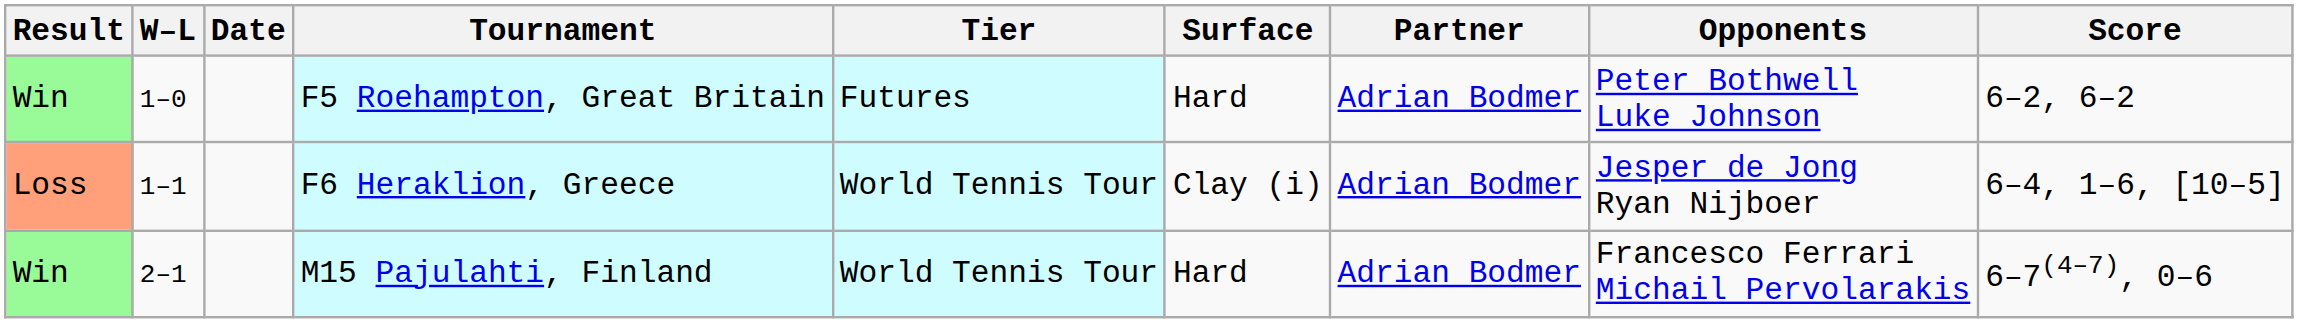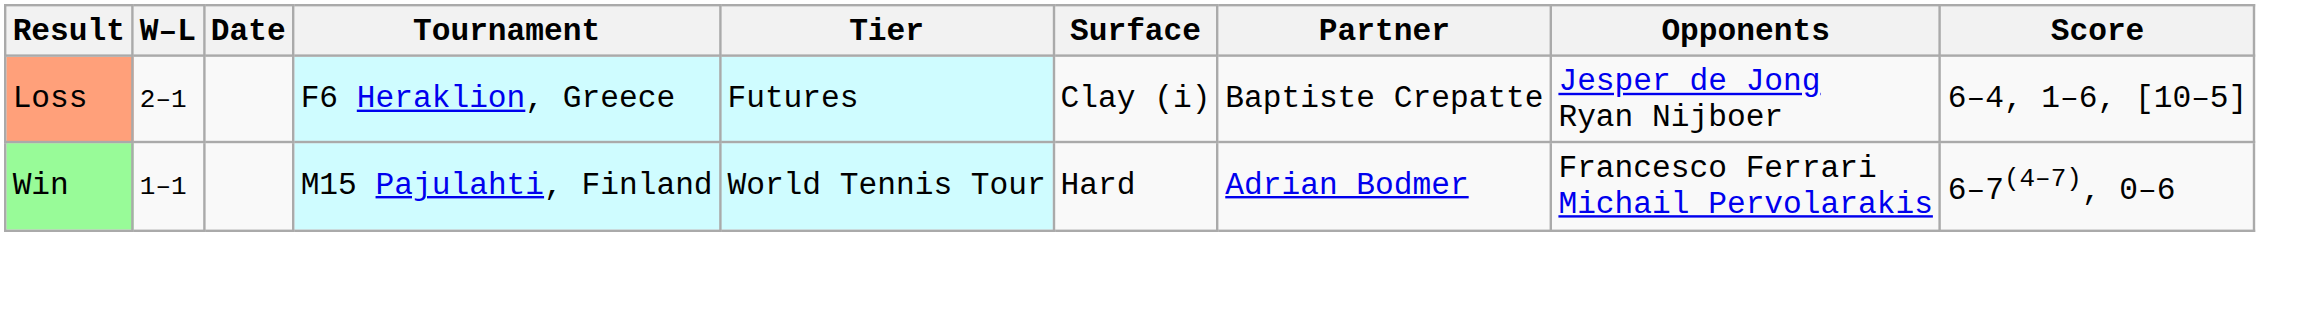- row: (563, 99)
(163, 188) 1–1 -> (163, 101) 2–1
(999, 186) World Tennis Tour -> (793, 99) Futures
(1459, 186) Adrian Bodmer -> (1384, 99) Baptiste Crepatte
(163, 274) 2–1 -> (163, 188) 1–1
